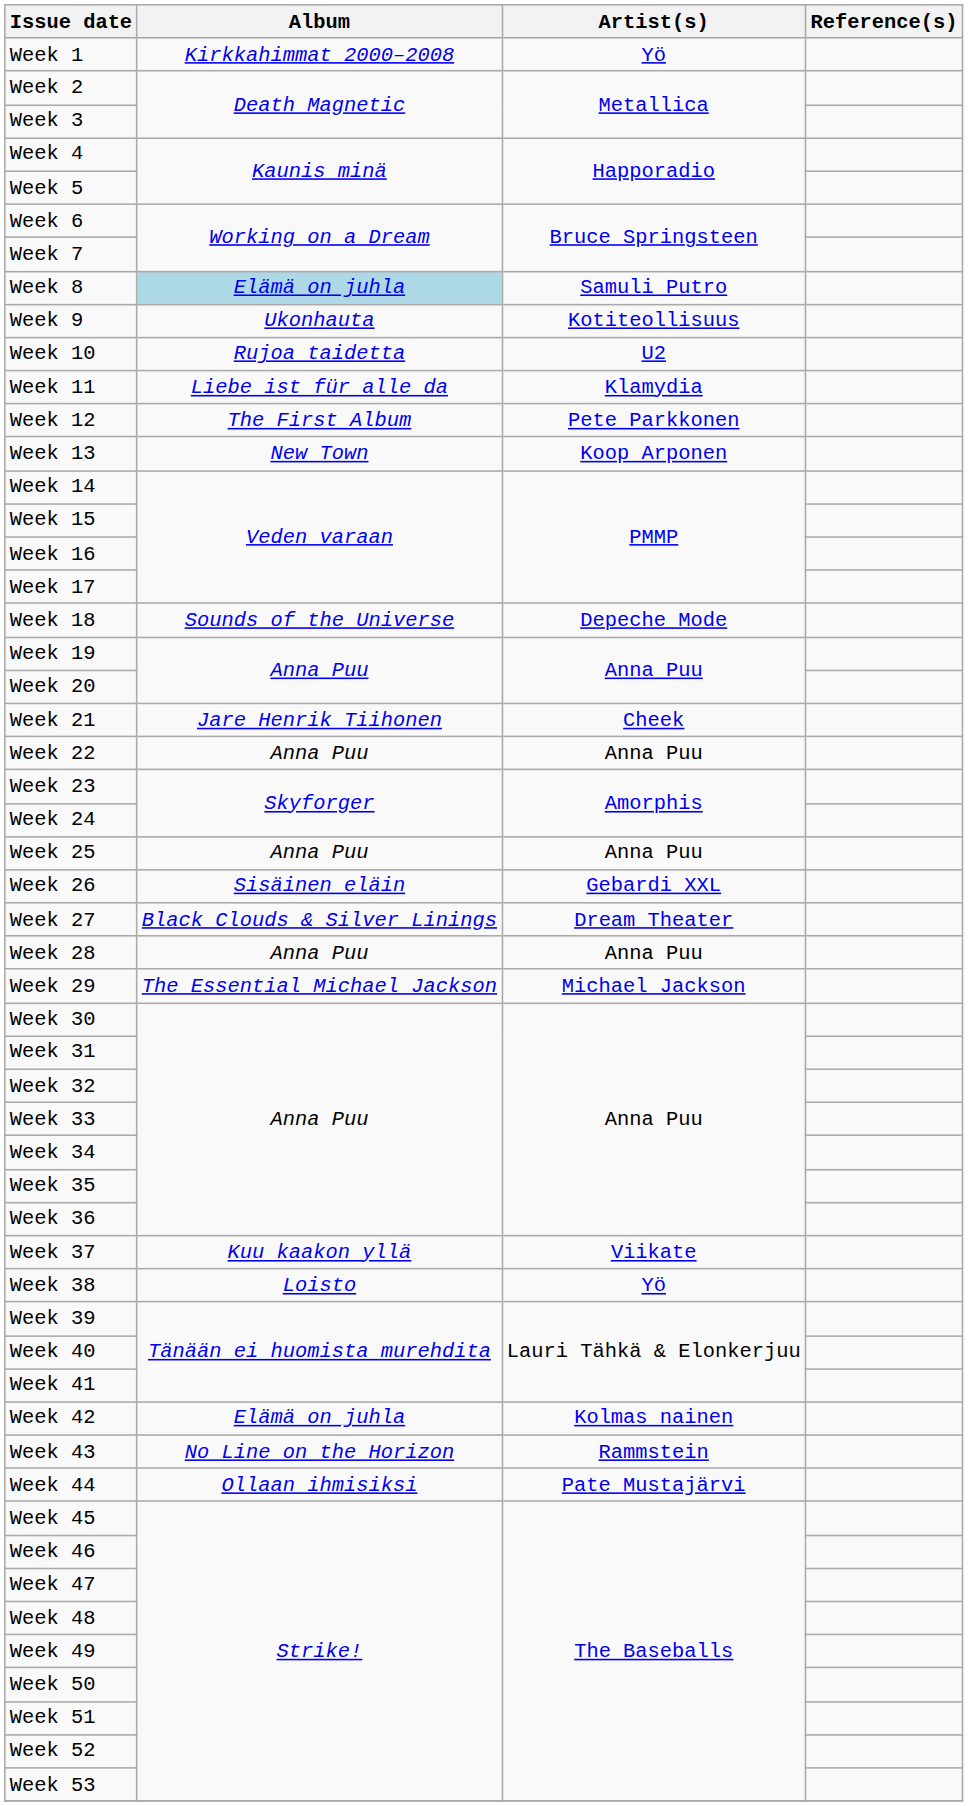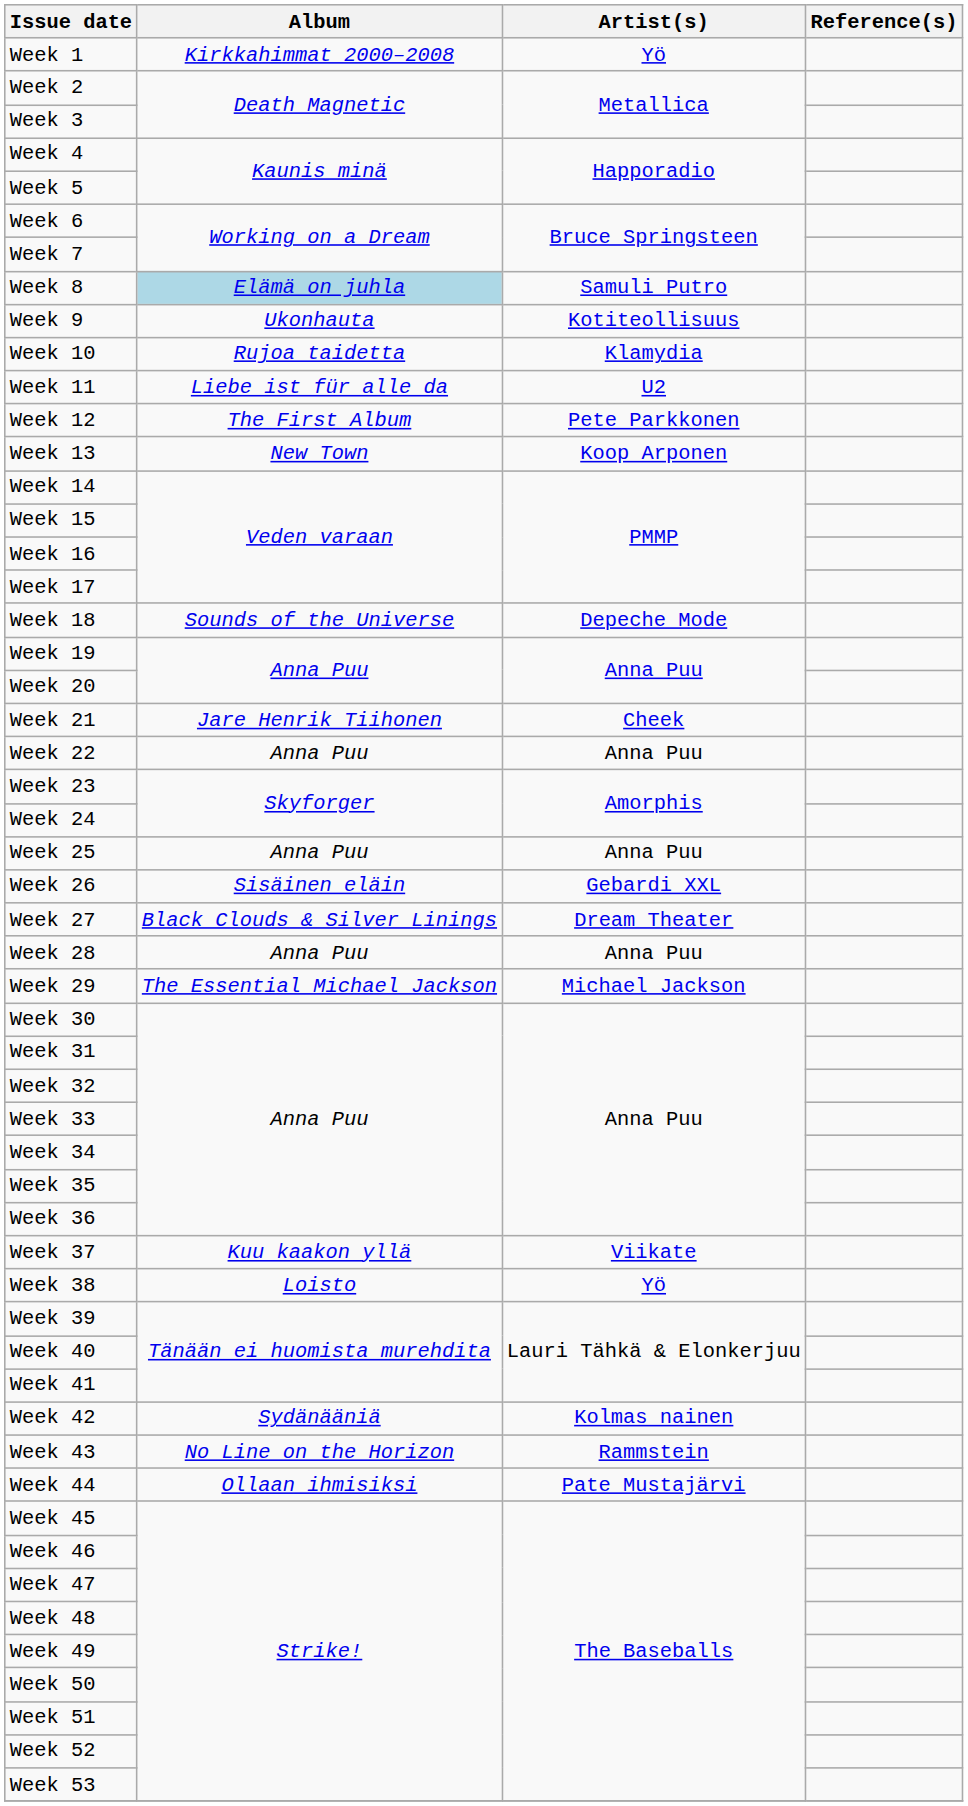(654, 354) U2 -> (654, 354) Klamydia
(654, 387) Klamydia -> (654, 387) U2
(319, 1419) Elämä on juhla -> (319, 1419) Sydänääniä
